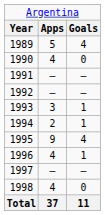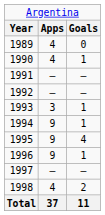(52, 44) 5 -> (52, 44) 4
(83, 44) 4 -> (83, 44) 0
(83, 60) 0 -> (83, 60) 1
(52, 124) 2 -> (52, 124) 9
(52, 155) 4 -> (52, 155) 9
(83, 187) 0 -> (83, 187) 2
